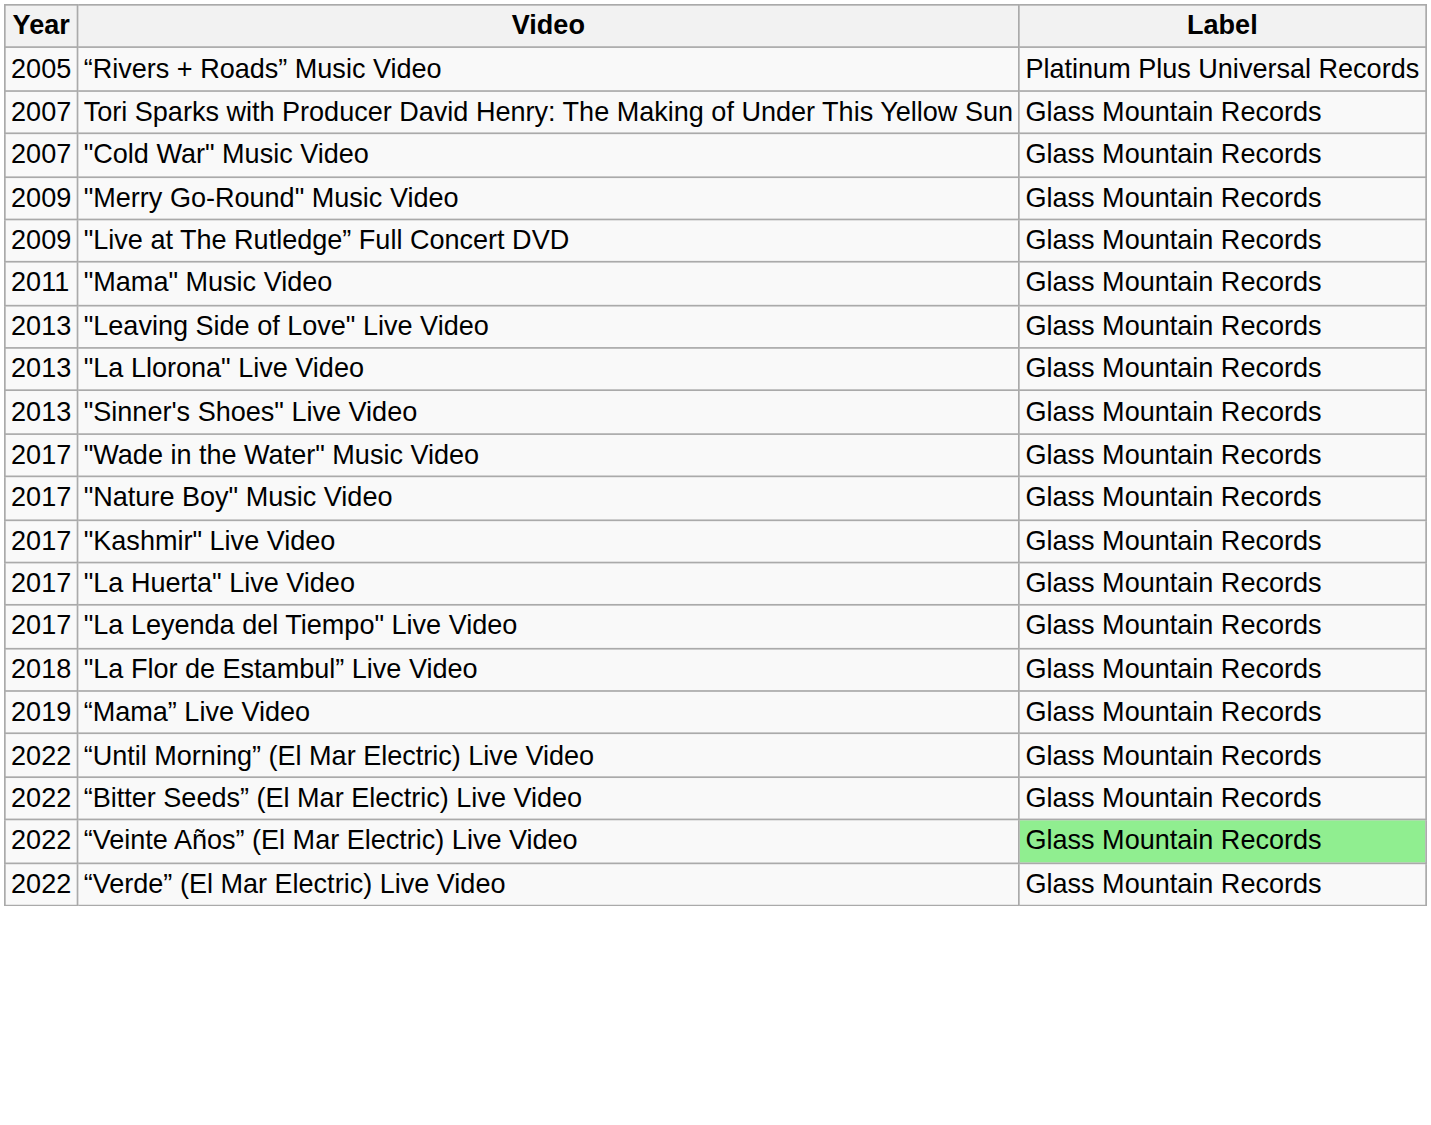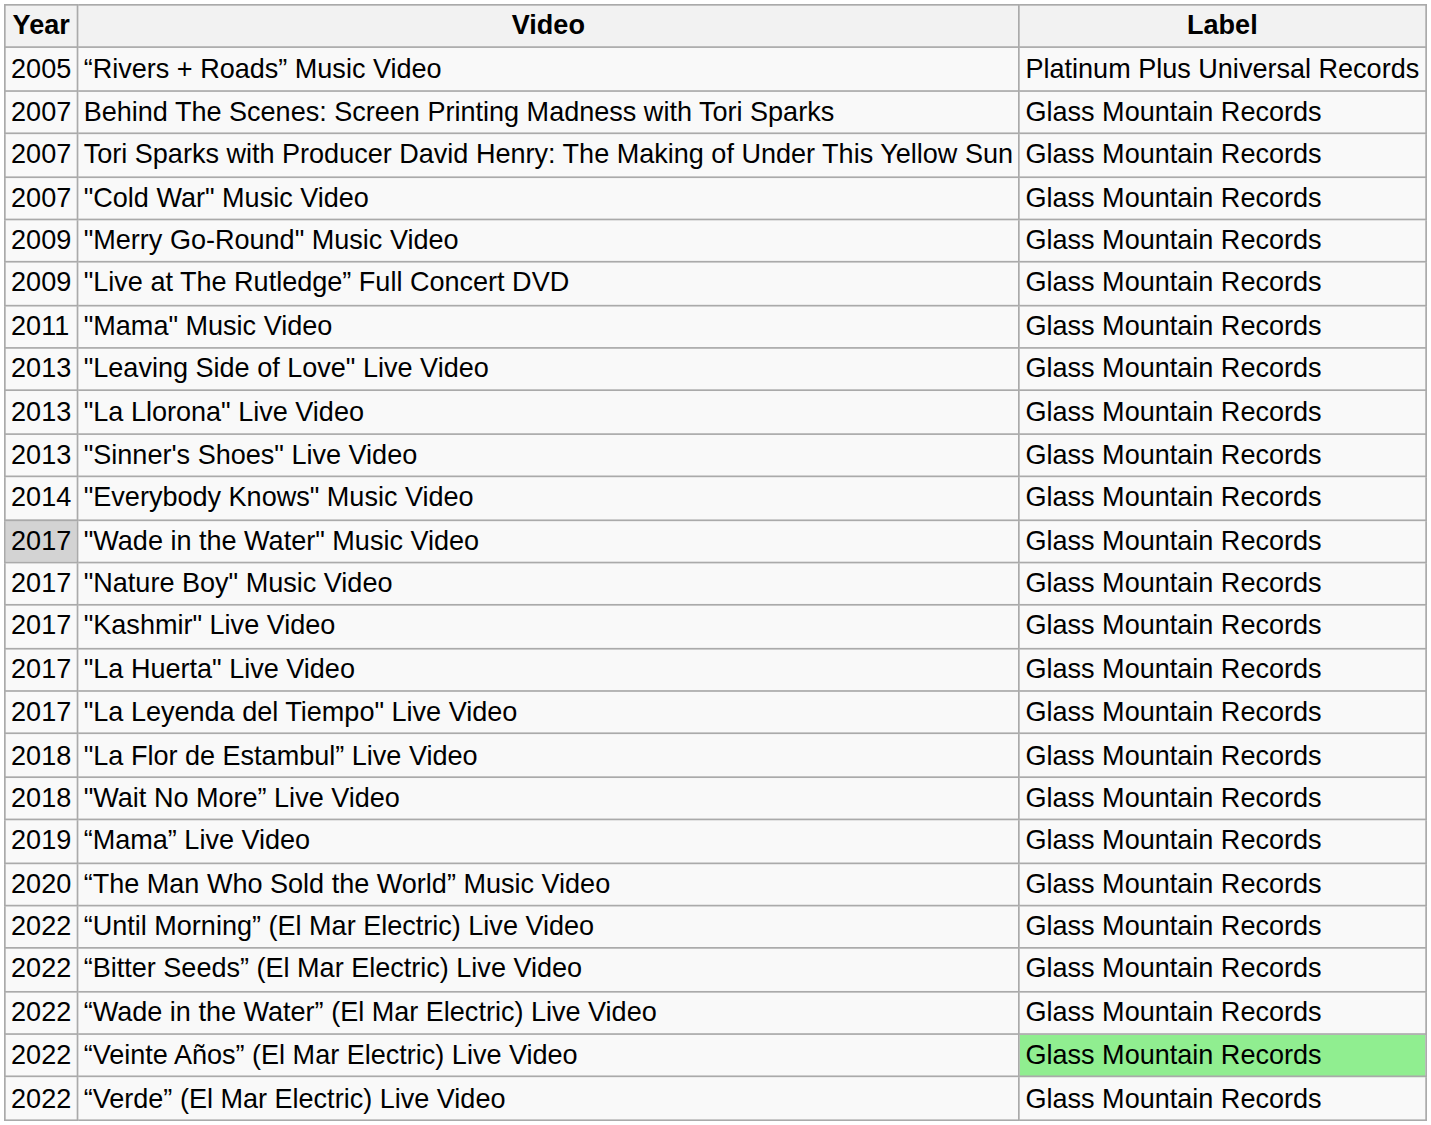+ row: (459, 111)
+ row: (279, 497)
(41, 454) no background -> (41, 540) lightgrey background
+ row: (242, 797)
+ row: (347, 883)
+ row: (370, 1012)
